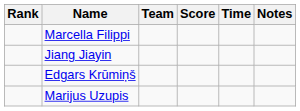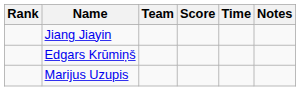- row: (87, 34)
